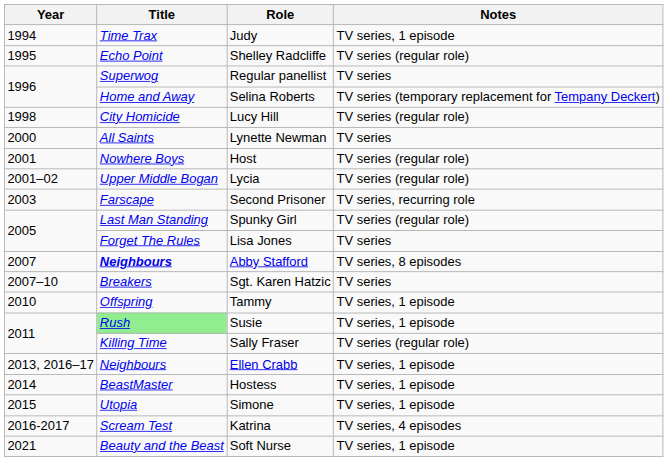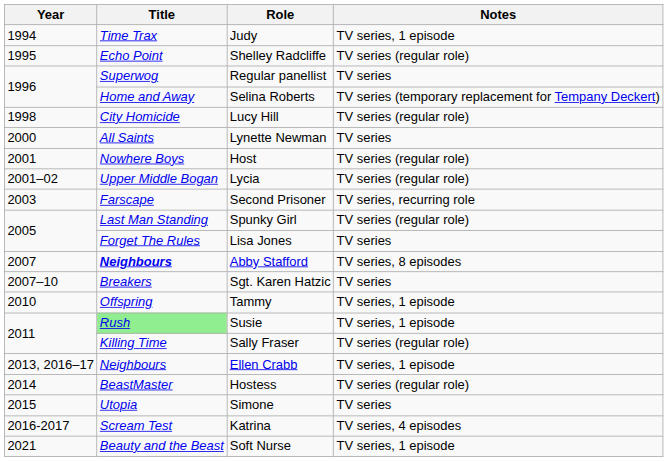(396, 384) TV series, 1 episode -> (403, 384) TV series (regular role)
(396, 405) TV series, 1 episode -> (364, 405) TV series
